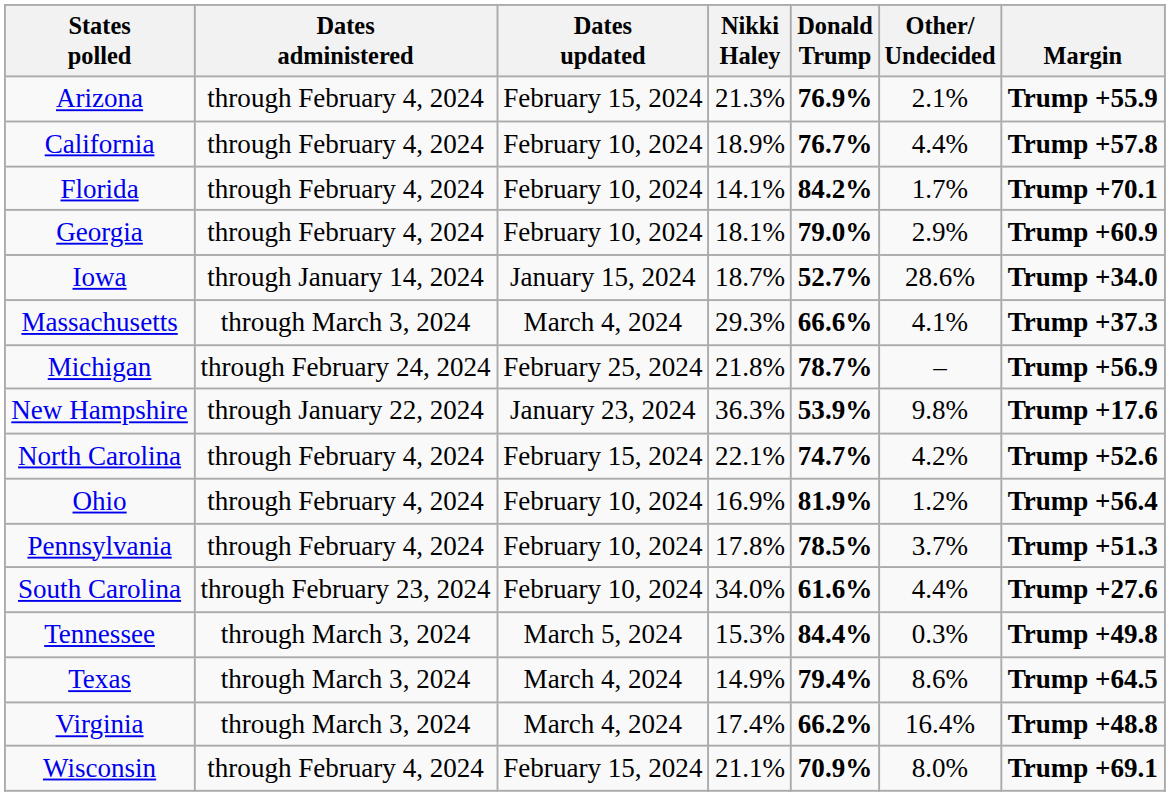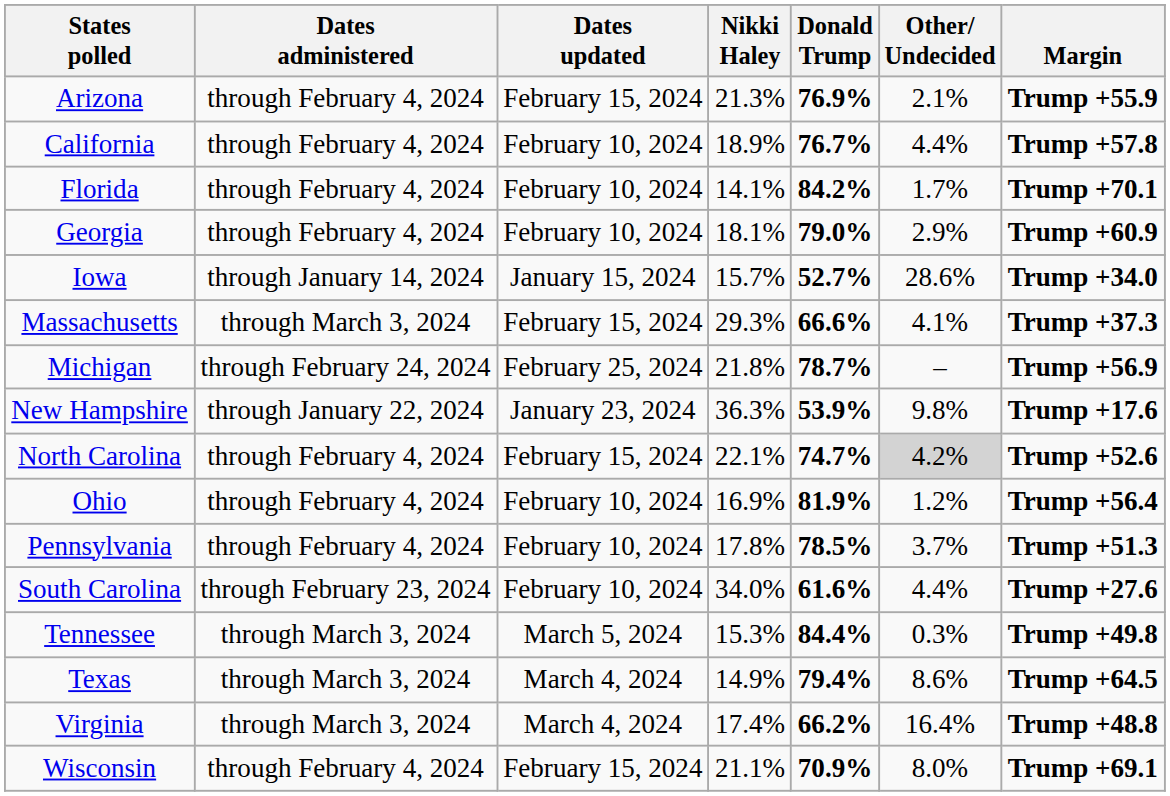(750, 277) 18.7% -> (750, 277) 15.7%
(603, 322) March 4, 2024 -> (603, 322) February 15, 2024
(940, 456) no background -> (940, 456) lightgrey background
